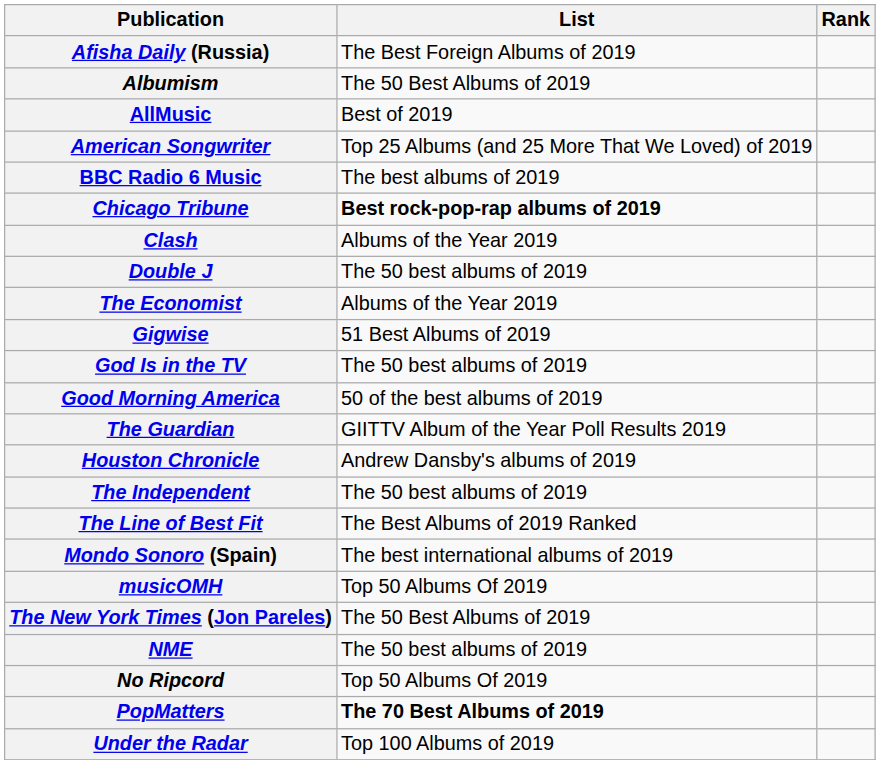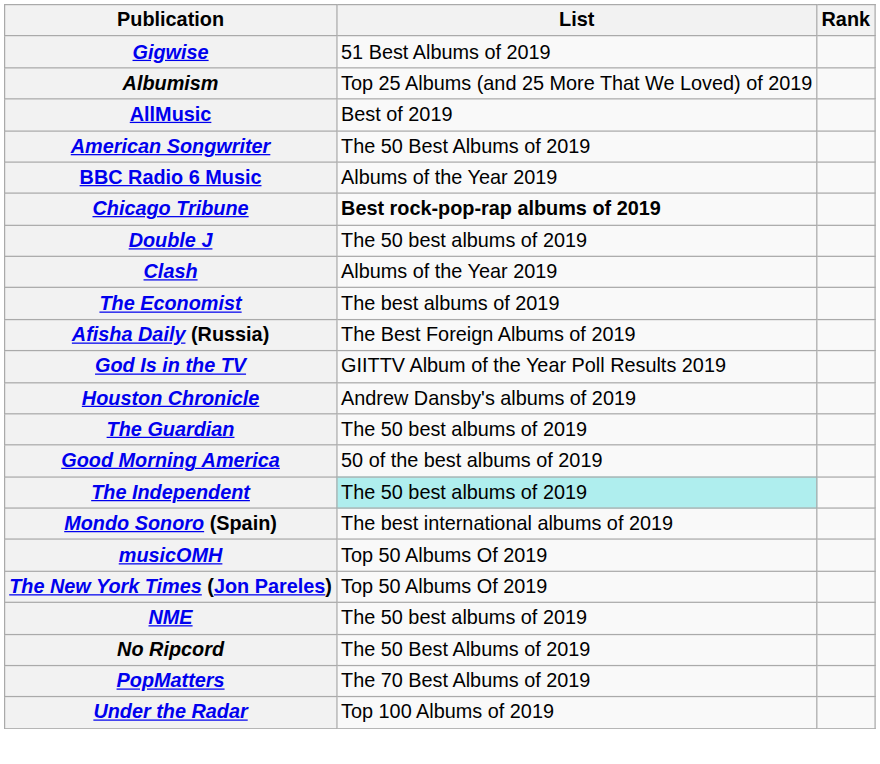rows swapped: (171, 51) <-> (171, 334)
(466, 83) The 50 Best Albums of 2019 -> (577, 83) Top 25 Albums (and 25 More That We Loved) of 2019
(577, 146) Top 25 Albums (and 25 More That We Loved) of 2019 -> (466, 146) The 50 Best Albums of 2019
(450, 177) The best albums of 2019 -> (449, 177) Albums of the Year 2019
rows swapped: (171, 240) <-> (171, 271)
(449, 303) Albums of the Year 2019 -> (450, 303) The best albums of 2019
(464, 366) The 50 best albums of 2019 -> (534, 366) GIITTV Album of the Year Poll Results 2019
rows swapped: (171, 397) <-> (171, 460)
(534, 429) GIITTV Album of the Year Poll Results 2019 -> (464, 429) The 50 best albums of 2019
(464, 492) no background -> (464, 492) paleturquoise background
- row: (171, 523)
(466, 618) The 50 Best Albums of 2019 -> (444, 586) Top 50 Albums Of 2019
(444, 680) Top 50 Albums Of 2019 -> (466, 649) The 50 Best Albums of 2019
(472, 712) bold -> (466, 680) normal
